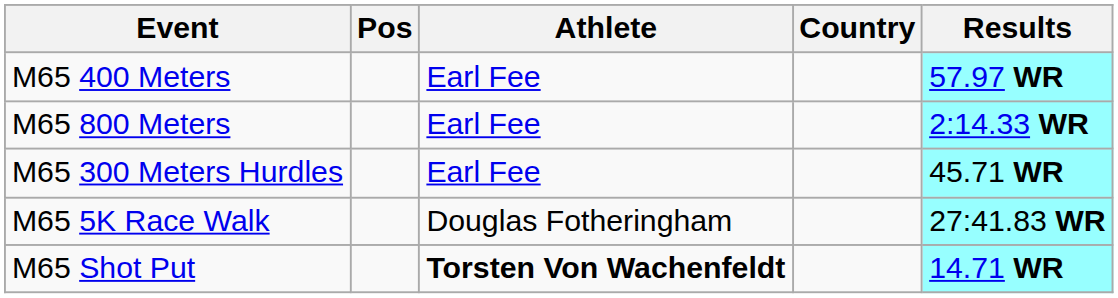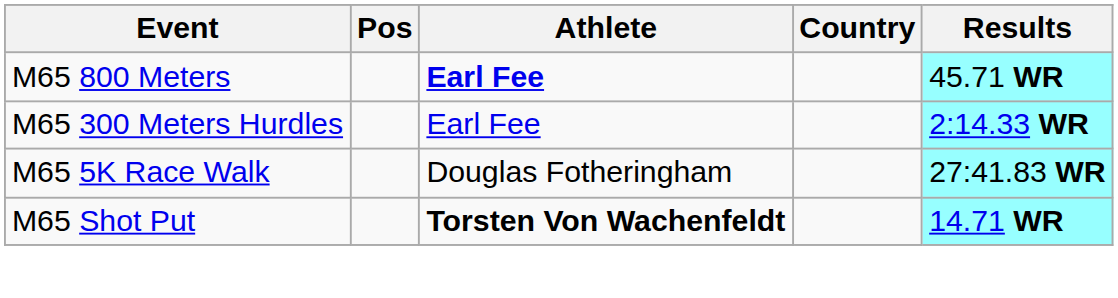- row: (121, 76)
(484, 124) normal -> (485, 76) bold
(1009, 124) 2:14.33 WR -> (996, 76) 45.71 WR
(996, 172) 45.71 WR -> (1009, 124) 2:14.33 WR
